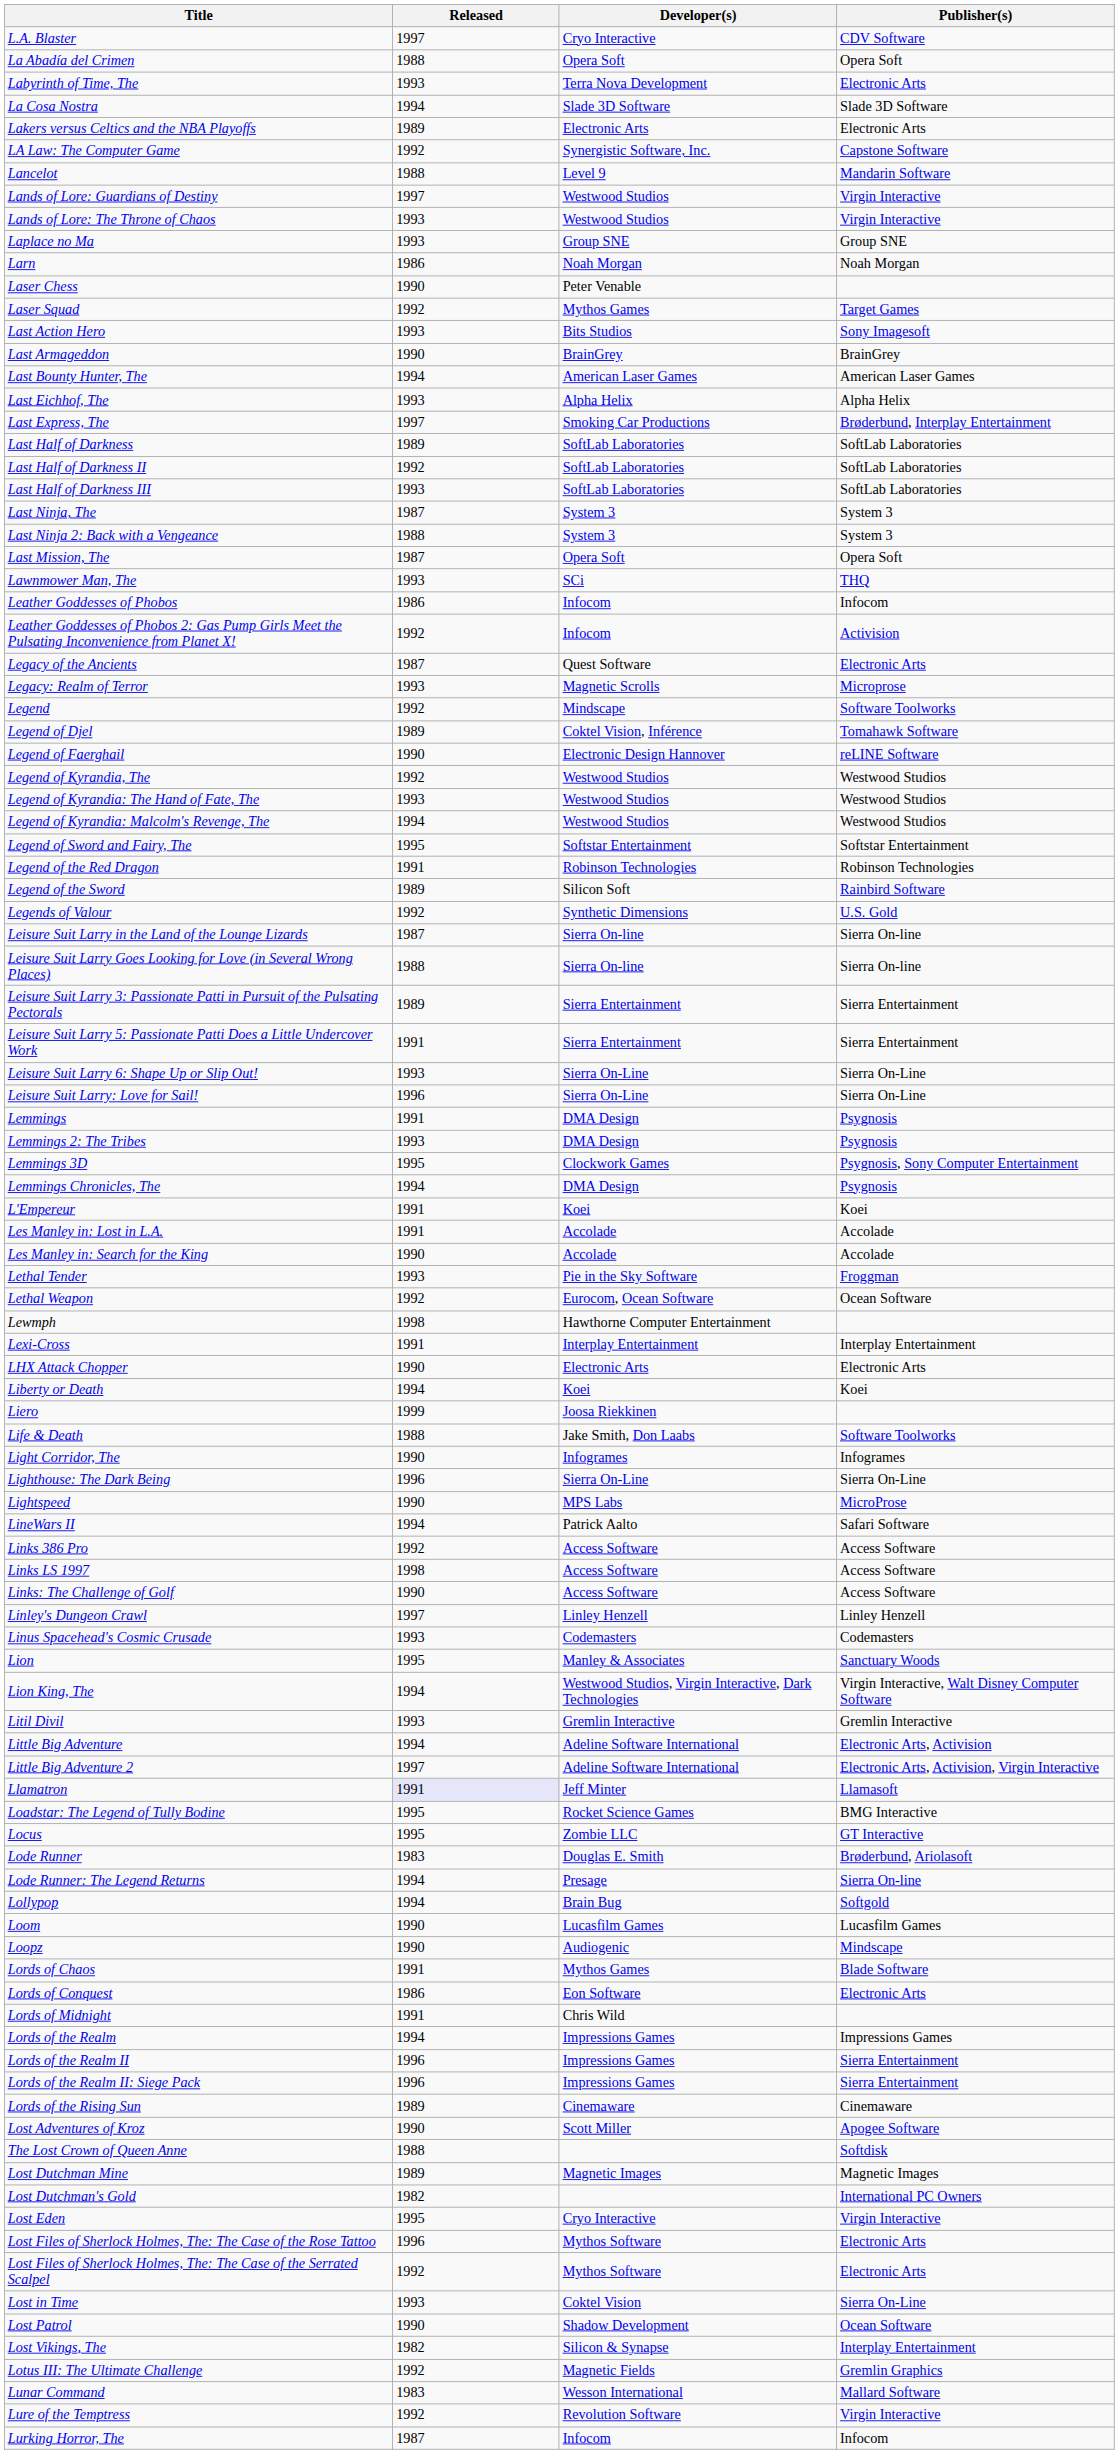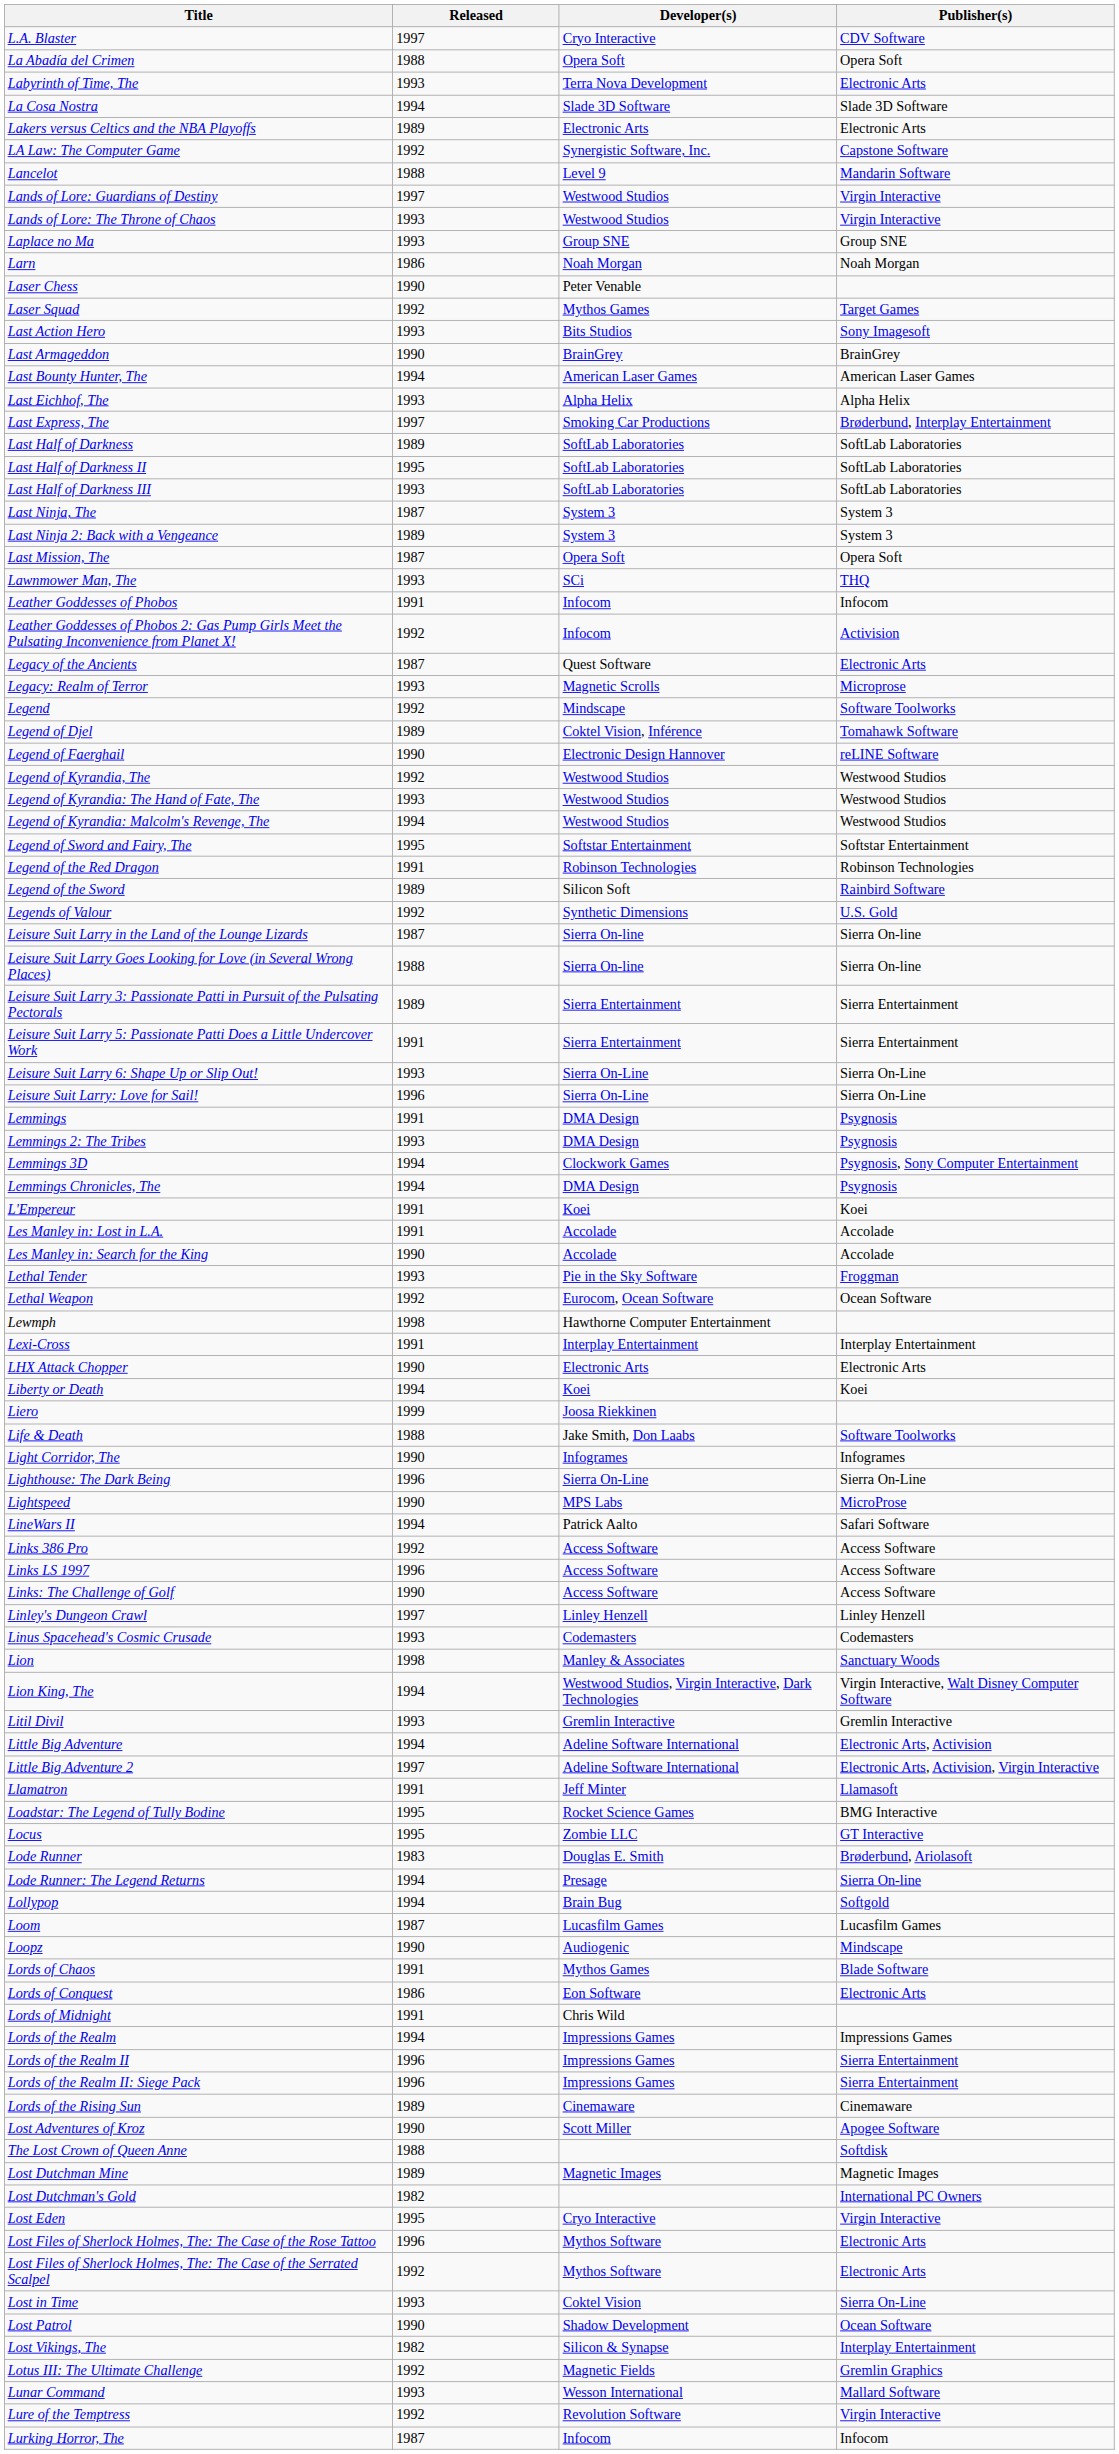(410, 467) 1992 -> (410, 467) 1995
(410, 535) 1988 -> (410, 535) 1989
(410, 602) 1986 -> (410, 602) 1991
(410, 1163) 1995 -> (410, 1163) 1994
(410, 1570) 1998 -> (410, 1570) 1996
(410, 1660) 1995 -> (410, 1660) 1998
(410, 1789) lavender background -> (410, 1789) no background
(410, 1925) 1990 -> (410, 1925) 1987
(410, 2392) 1983 -> (410, 2392) 1993
